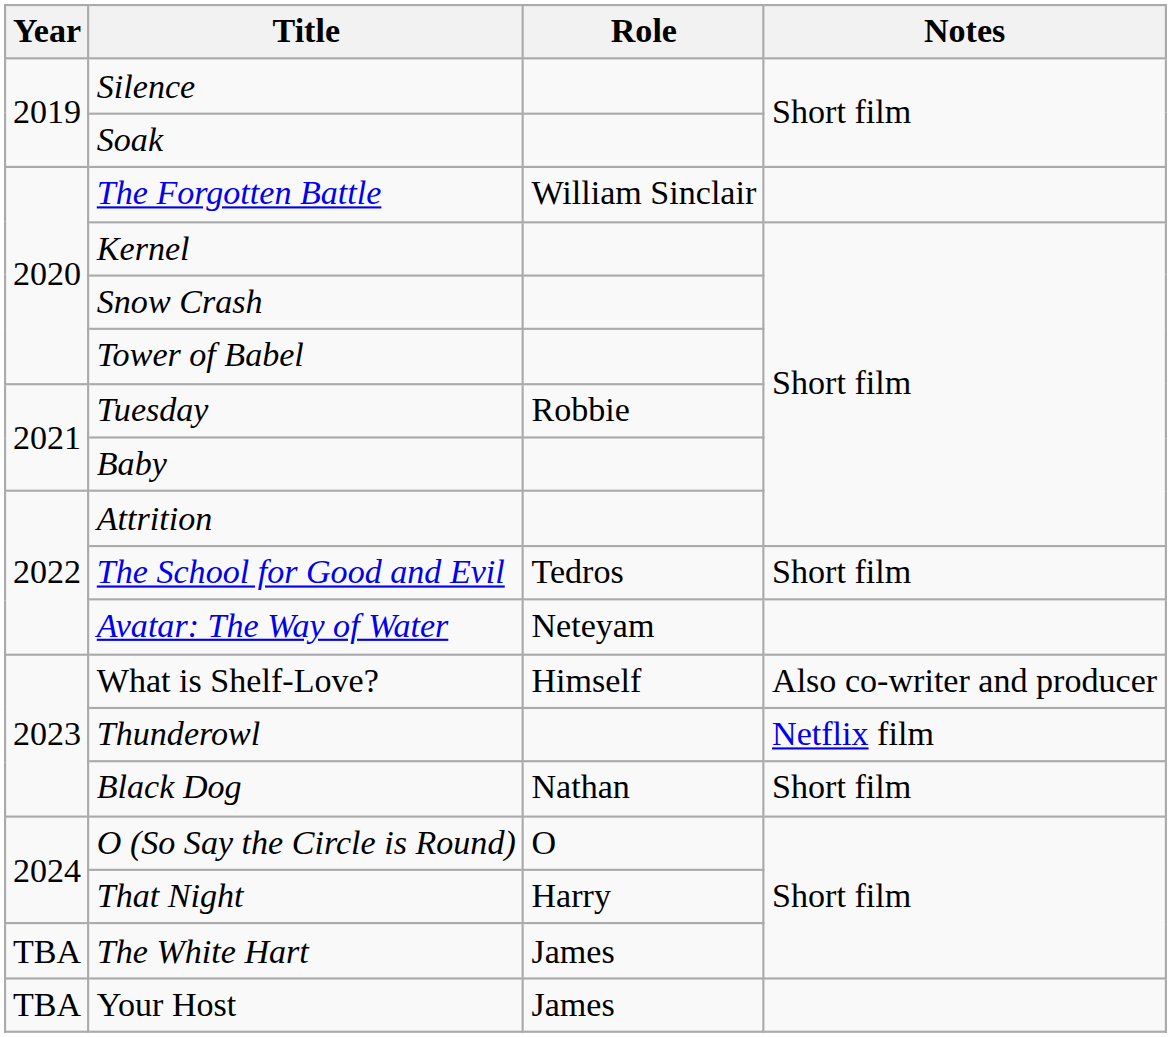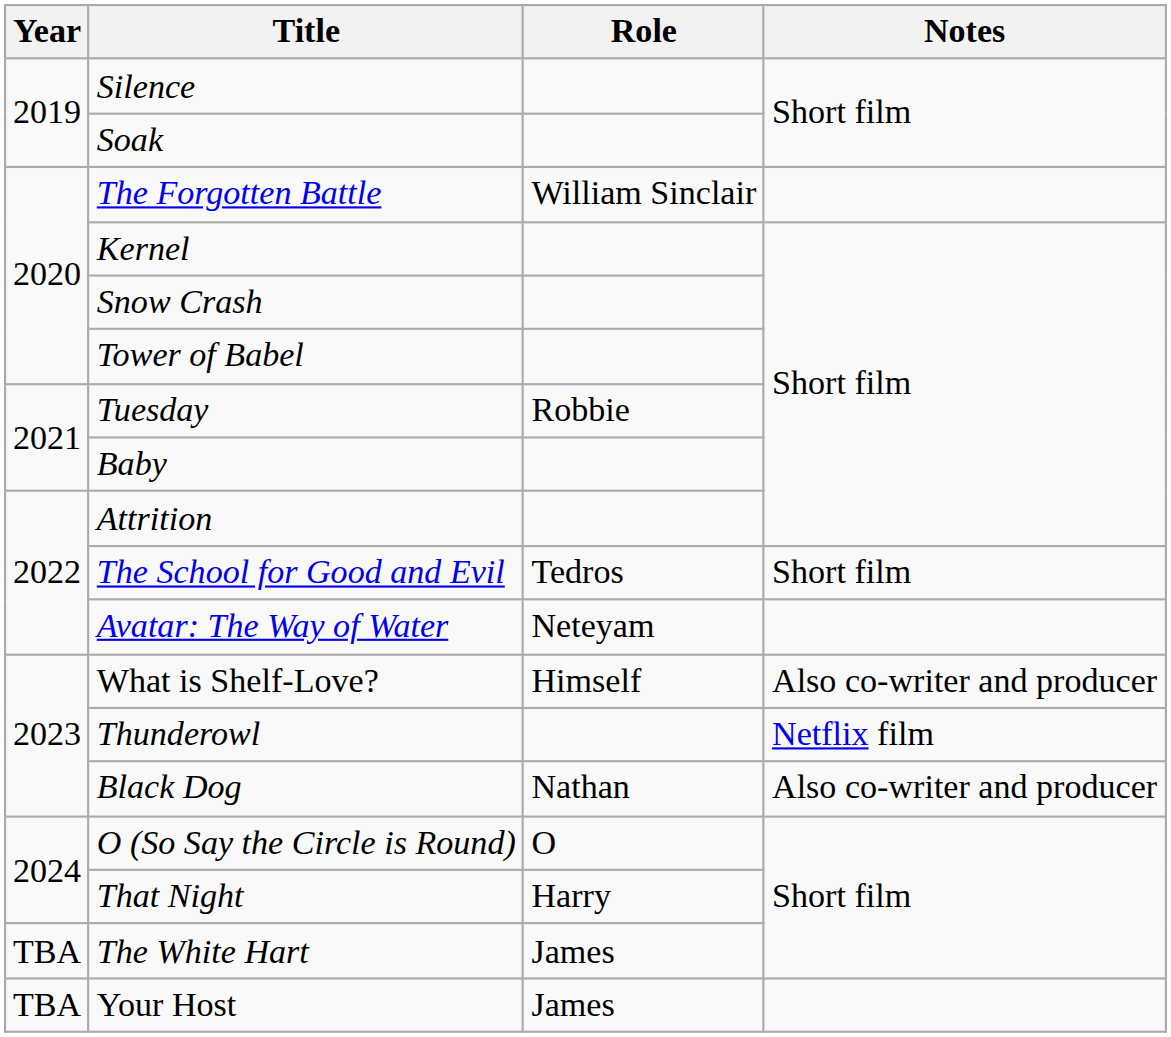(842, 788) Short film -> (965, 788) Also co-writer and producer
